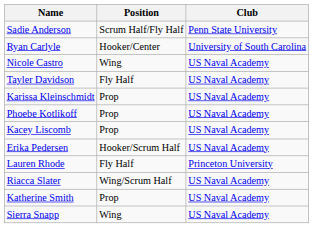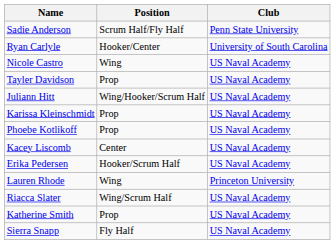(116, 80) Fly Half -> (109, 80) Prop
+ row: (31, 97)
(109, 130) Prop -> (113, 147) Center
(116, 164) Fly Half -> (110, 181) Wing
(110, 214) Wing -> (116, 231) Fly Half
